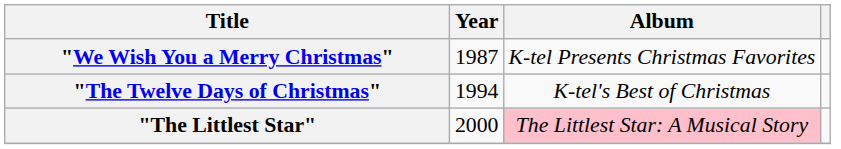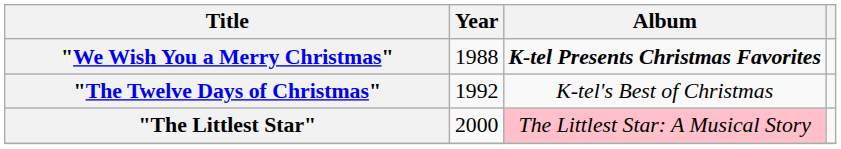(477, 56) 1987 -> (477, 56) 1988
(662, 56) normal -> (665, 56) bold
(477, 90) 1994 -> (477, 90) 1992
